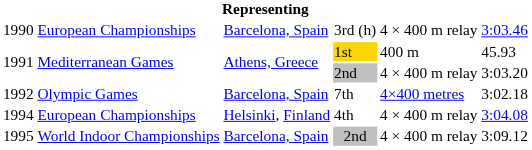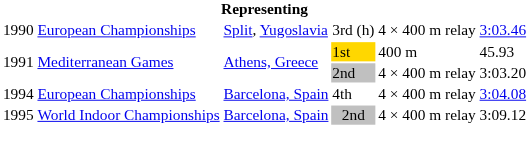(276, 30) Barcelona, Spain -> (276, 30) Split, Yugoslavia
- row: (18, 94)
(277, 115) Helsinki, Finland -> (276, 94) Barcelona, Spain
